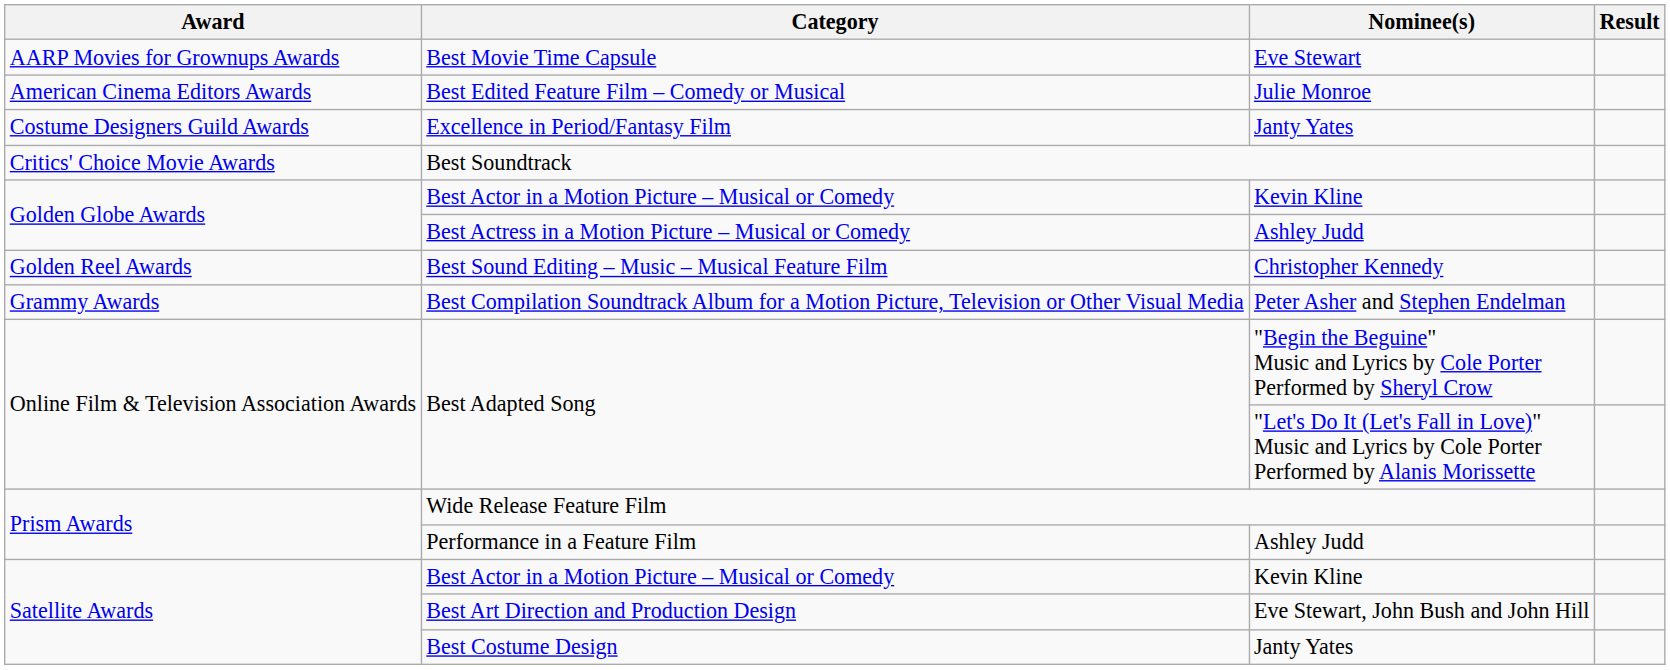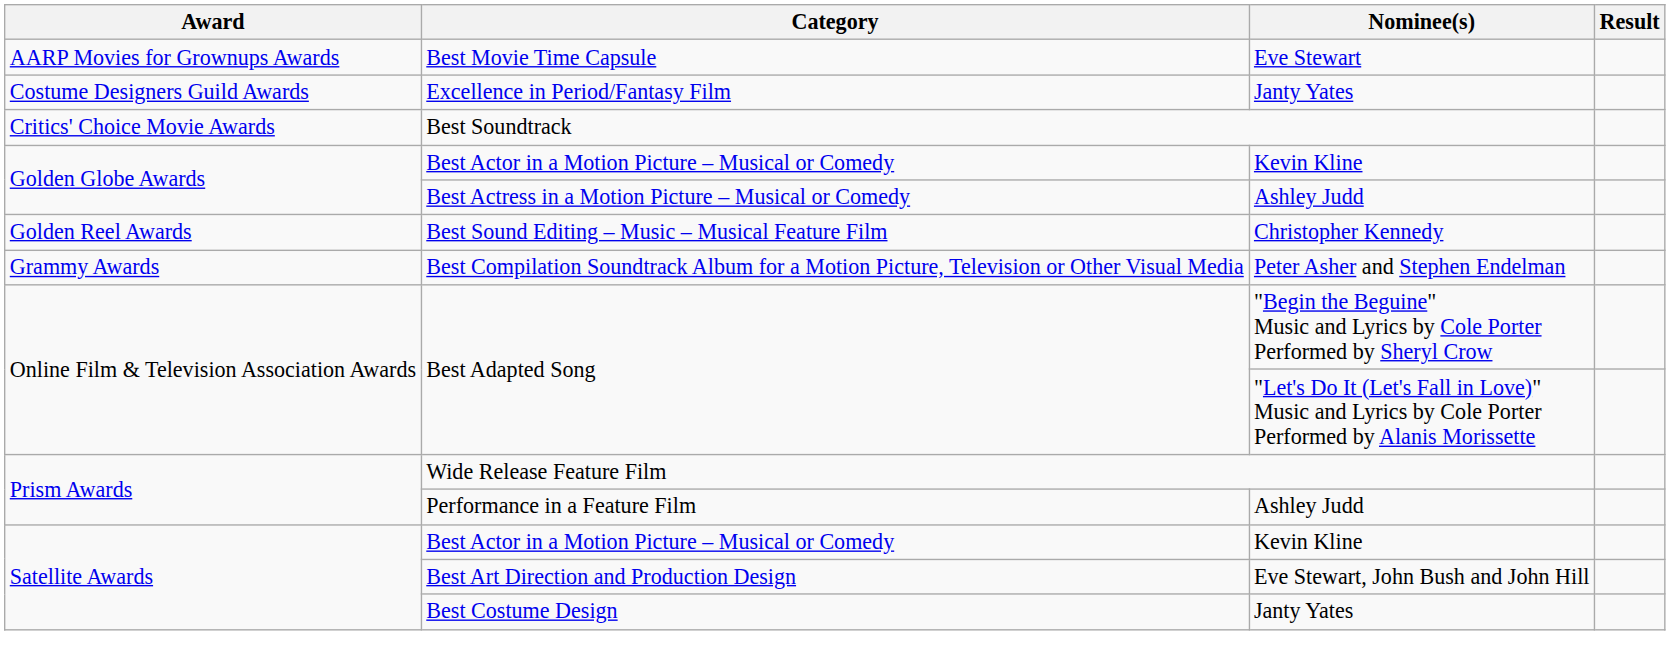- row: (636, 92)
